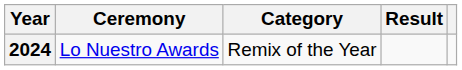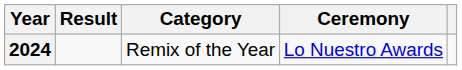columns swapped: (139, 19) <-> (414, 19)
